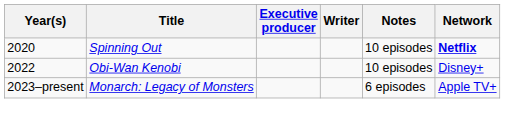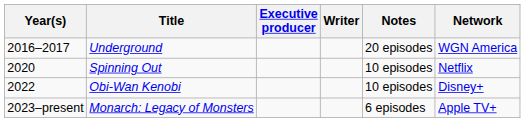+ row: (126, 48)
(457, 48) bold -> (456, 68) normal
